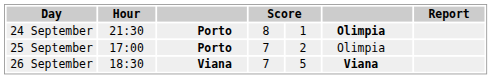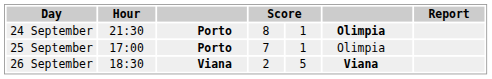(303, 48) 2 -> (303, 48) 1
(266, 64) 7 -> (266, 64) 2
